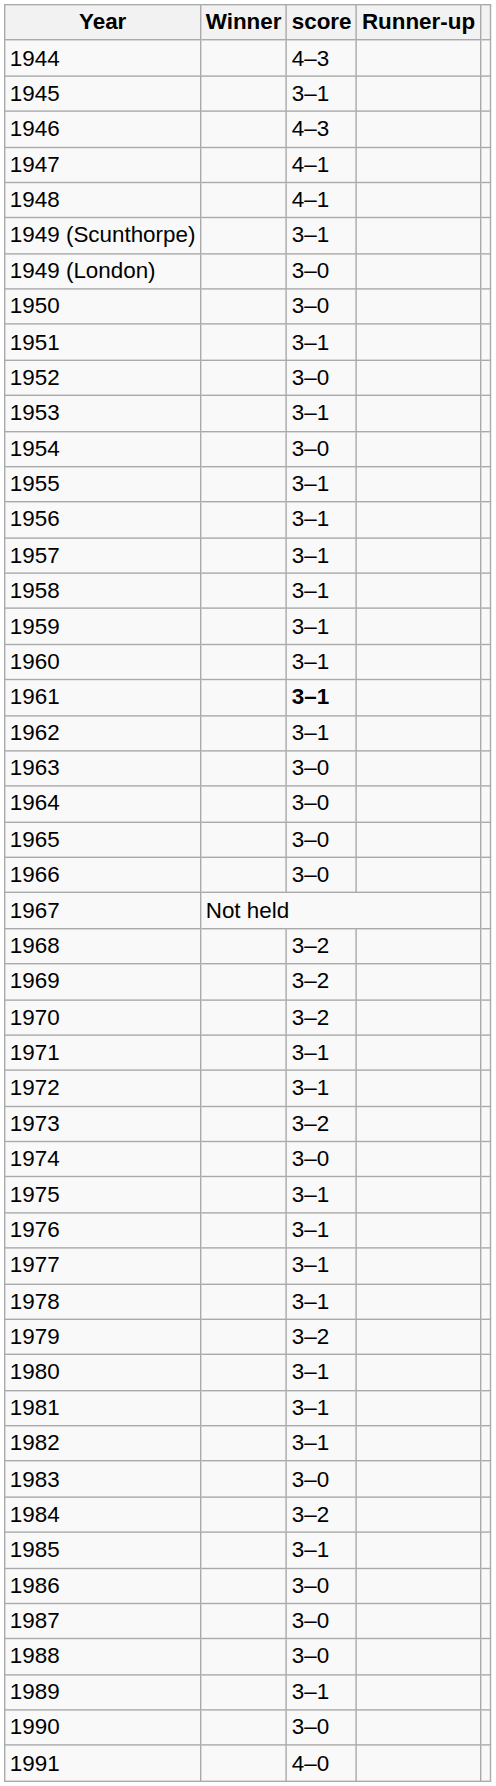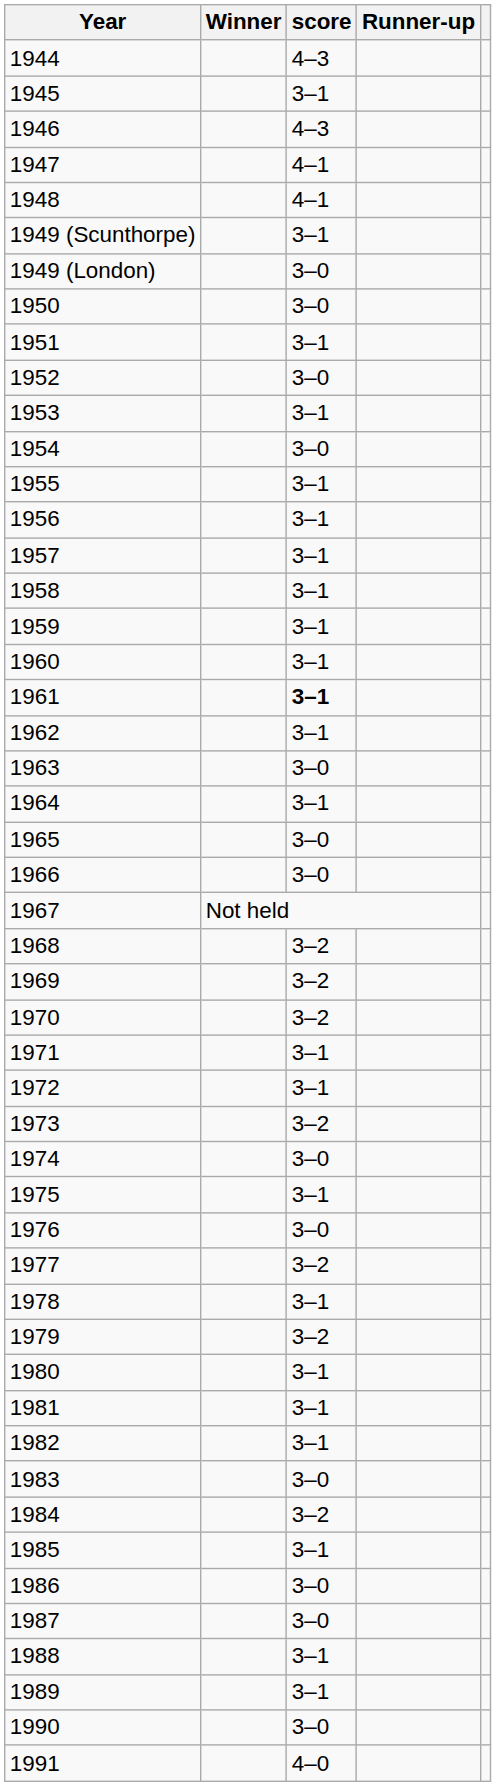(310, 803) 3–0 -> (310, 803) 3–1
(310, 1230) 3–1 -> (310, 1230) 3–0
(310, 1265) 3–1 -> (310, 1265) 3–2
(310, 1656) 3–0 -> (310, 1656) 3–1
